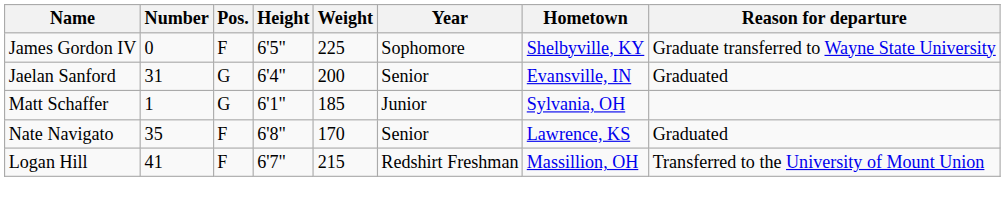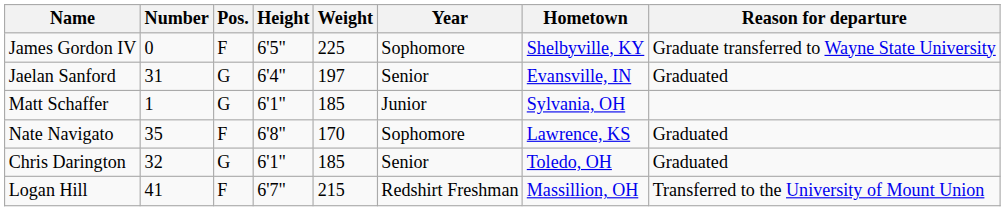(331, 76) 200 -> (331, 76) 197
(405, 133) Senior -> (423, 133) Sophomore
+ row: (67, 162)
